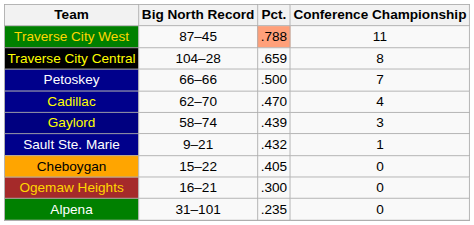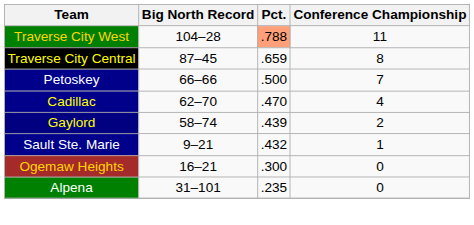(198, 36) 87–45 -> (198, 36) 104–28
(198, 58) 104–28 -> (198, 58) 87–45
(380, 123) 3 -> (380, 123) 2
- row: (72, 166)
